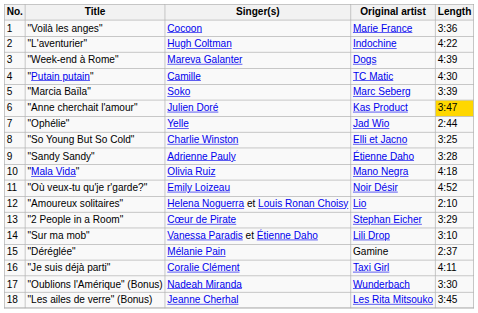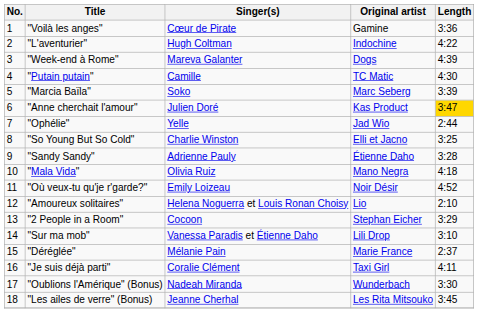(185, 28) Cocoon -> (202, 28) Cœur de Pirate
(383, 28) Marie France -> (371, 28) Gamine
(202, 220) Cœur de Pirate -> (185, 220) Cocoon
(371, 252) Gamine -> (383, 252) Marie France
